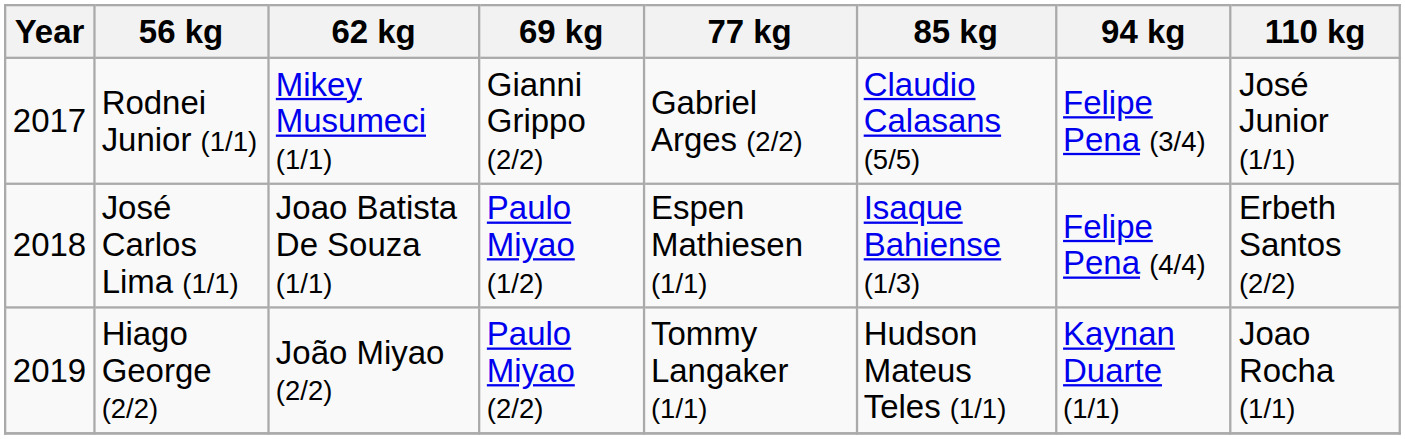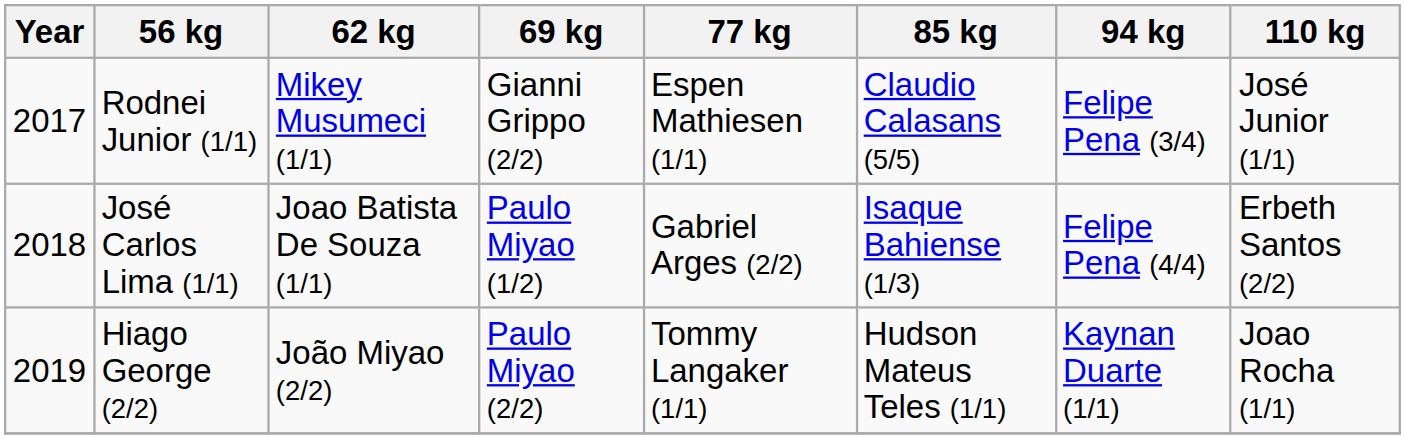(727, 120) Gabriel Arges (2/2) -> (727, 120) Espen Mathiesen (1/1)
(727, 246) Espen Mathiesen (1/1) -> (727, 246) Gabriel Arges (2/2)
